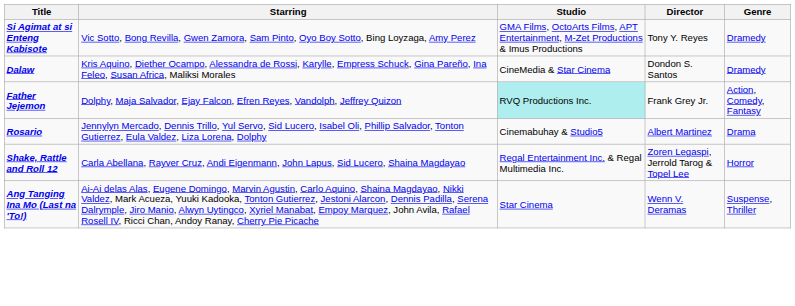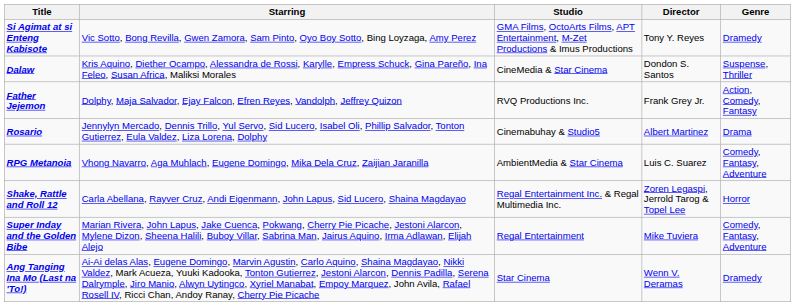(746, 69) Dramedy -> (745, 69) Suspense, Thriller
(546, 100) paleturquoise background -> (543, 100) no background
+ row: (39, 163)
+ row: (41, 236)
(749, 205) Suspense, Thriller -> (742, 278) Dramedy
